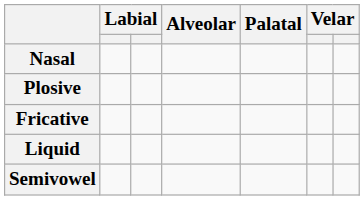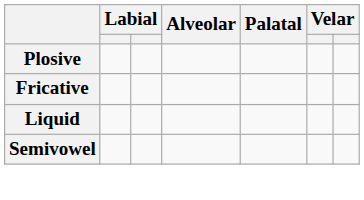- row: (52, 58)
